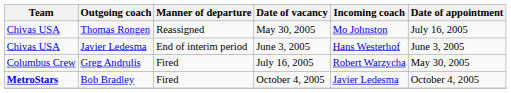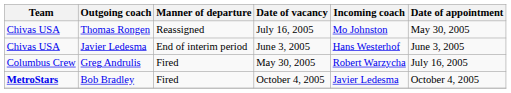(286, 29) May 30, 2005 -> (285, 29) July 16, 2005
(439, 29) July 16, 2005 -> (440, 29) May 30, 2005
(285, 63) July 16, 2005 -> (286, 63) May 30, 2005
(440, 63) May 30, 2005 -> (439, 63) July 16, 2005
